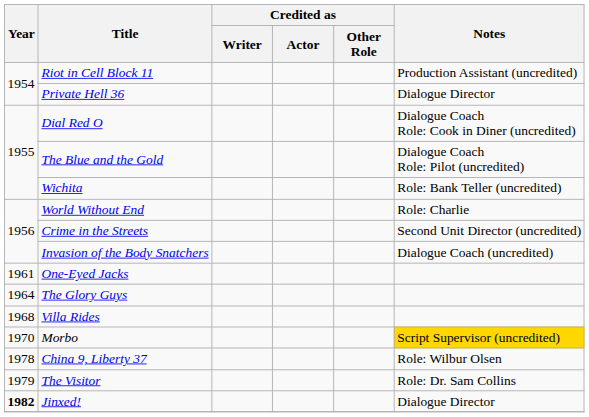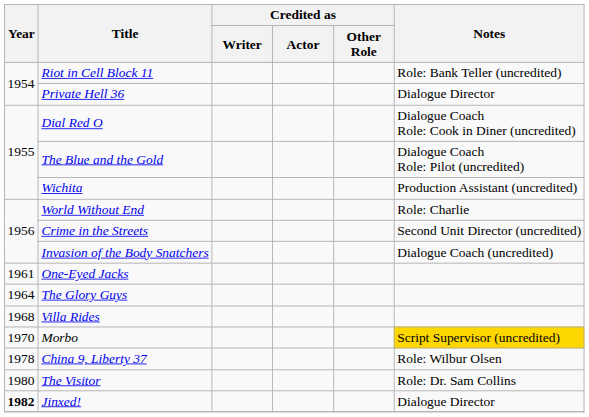(487, 72) Production Assistant (uncredited) -> (479, 72) Role: Bank Teller (uncredited)
(479, 188) Role: Bank Teller (uncredited) -> (487, 188) Production Assistant (uncredited)
(21, 380) 1979 -> (21, 380) 1980
